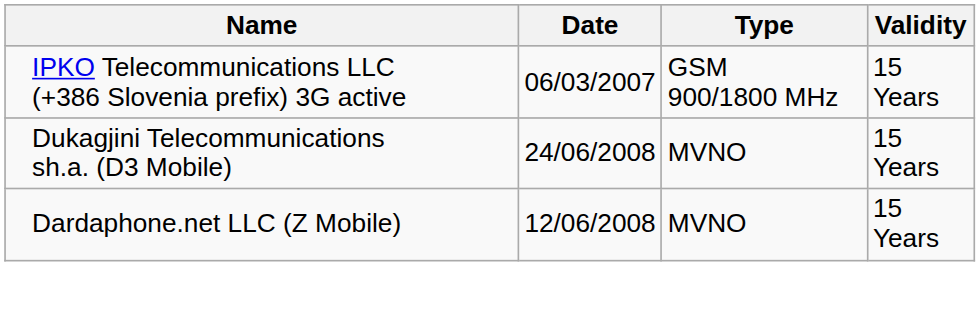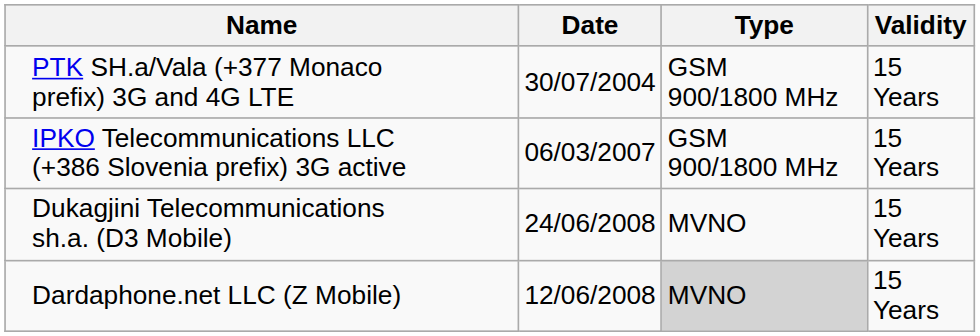+ row: (207, 81)
(707, 223) no background -> (707, 295) lightgrey background
